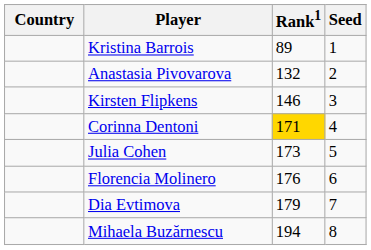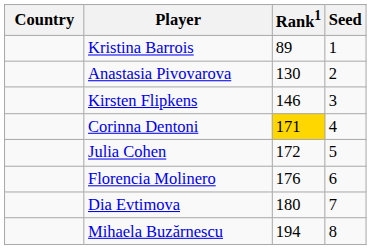(288, 74) 132 -> (288, 74) 130
(288, 152) 173 -> (288, 152) 172
(288, 204) 179 -> (288, 204) 180
